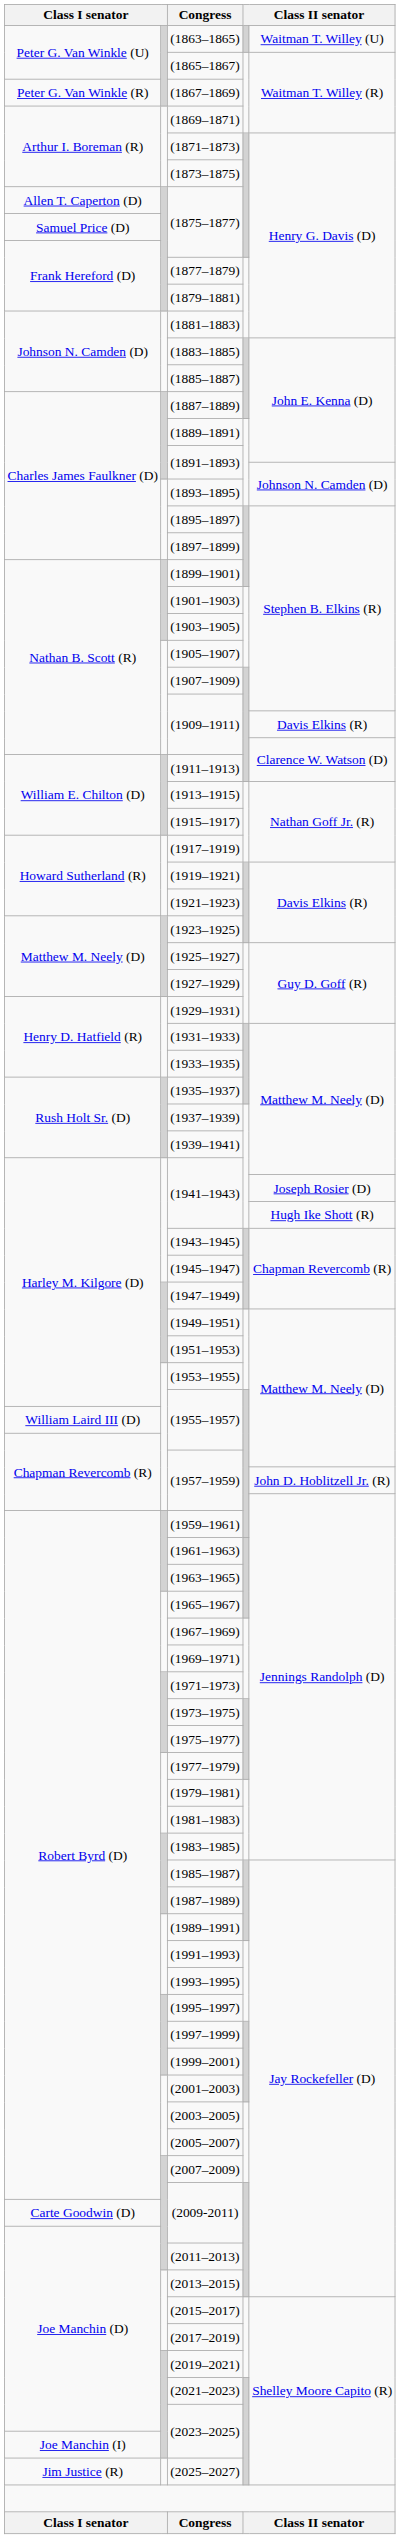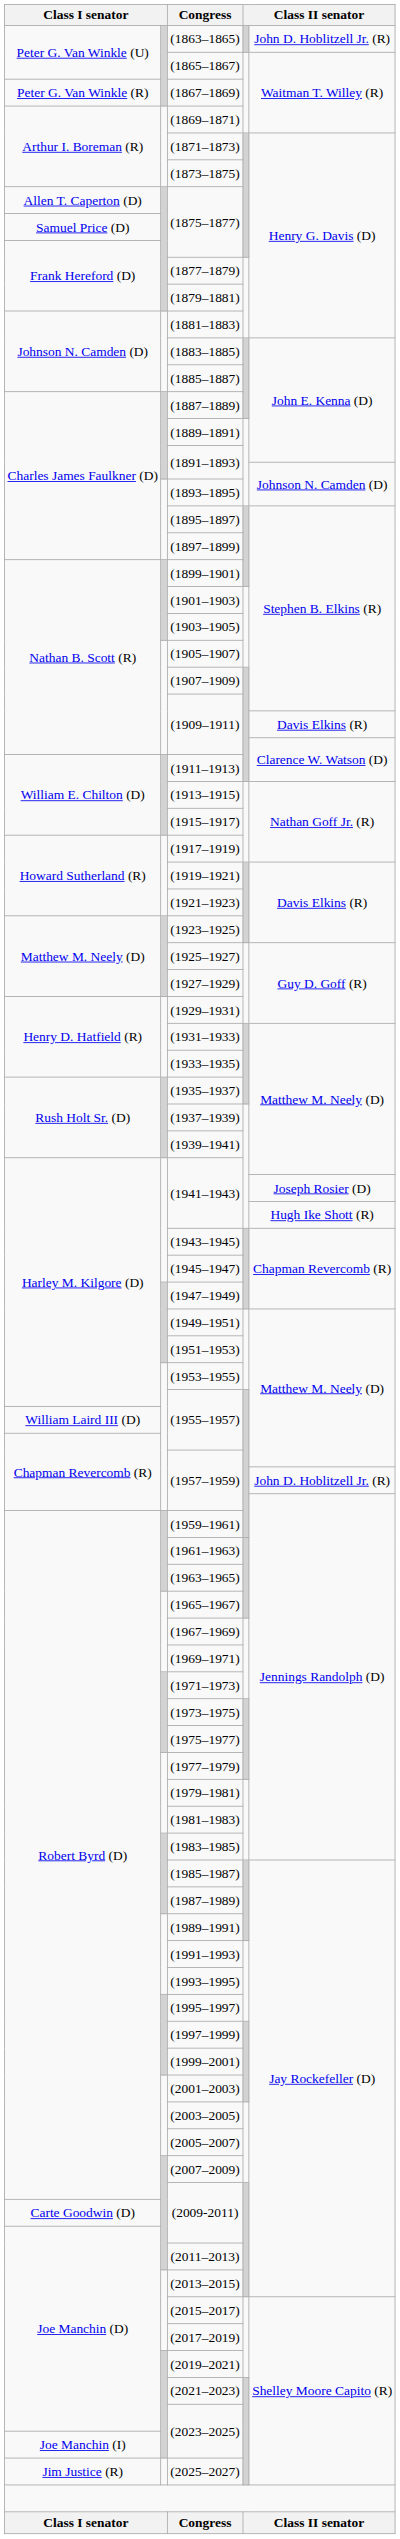(322, 39) Waitman T. Willey (U) -> (322, 39) John D. Hoblitzell Jr. (R)
